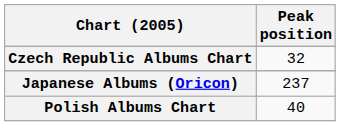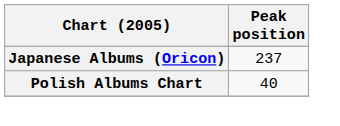- row: (130, 59)
